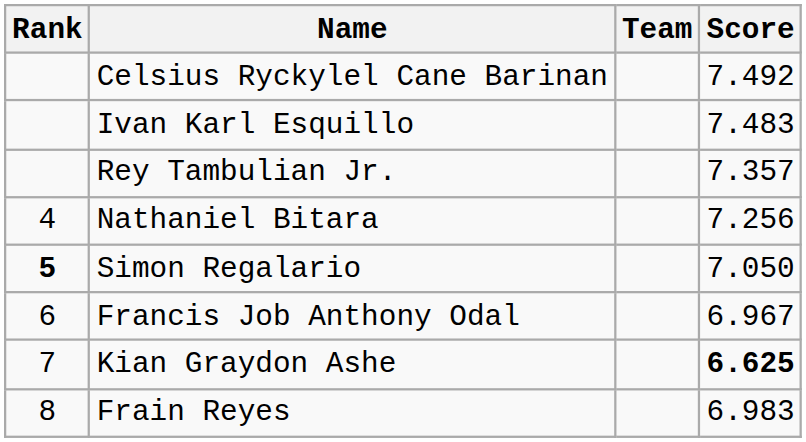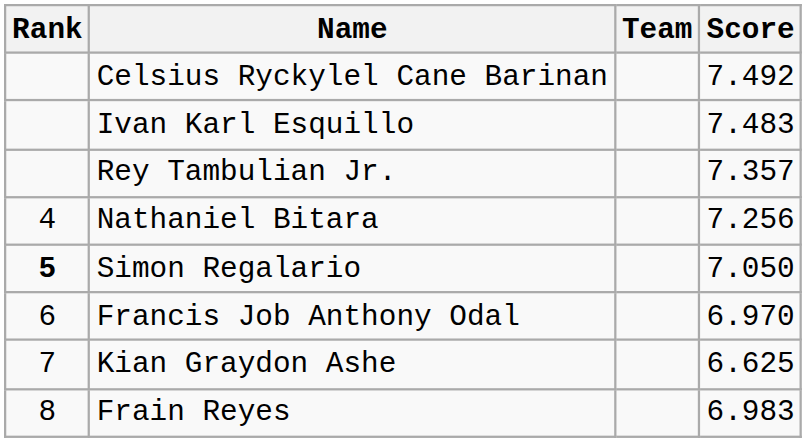(751, 316) 6.967 -> (751, 316) 6.970
(751, 364) bold -> (751, 364) normal
